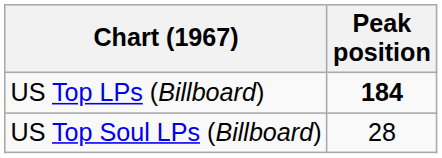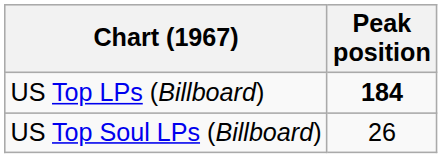(382, 132) 28 -> (382, 132) 26
